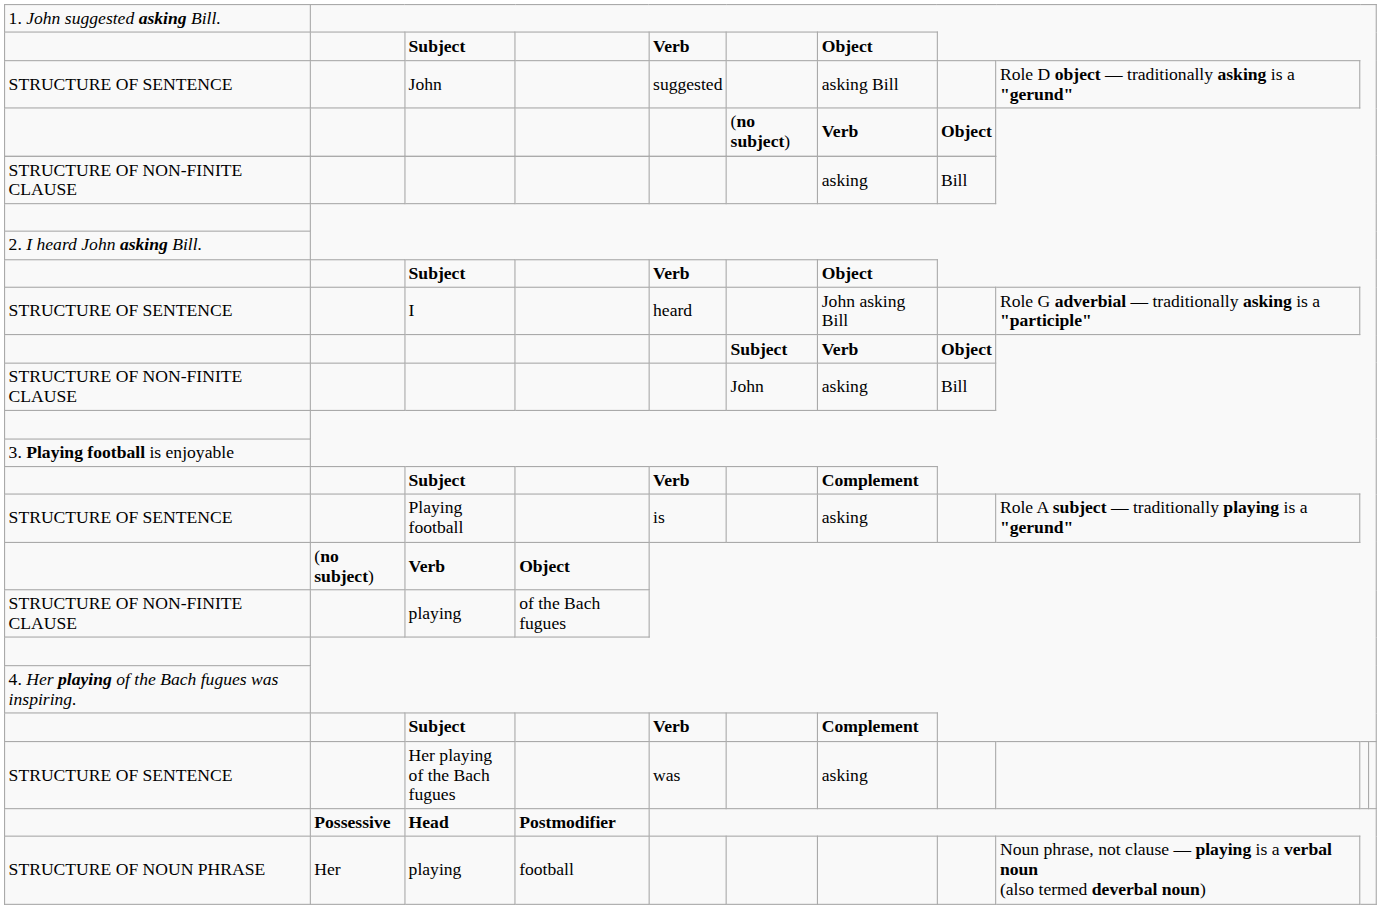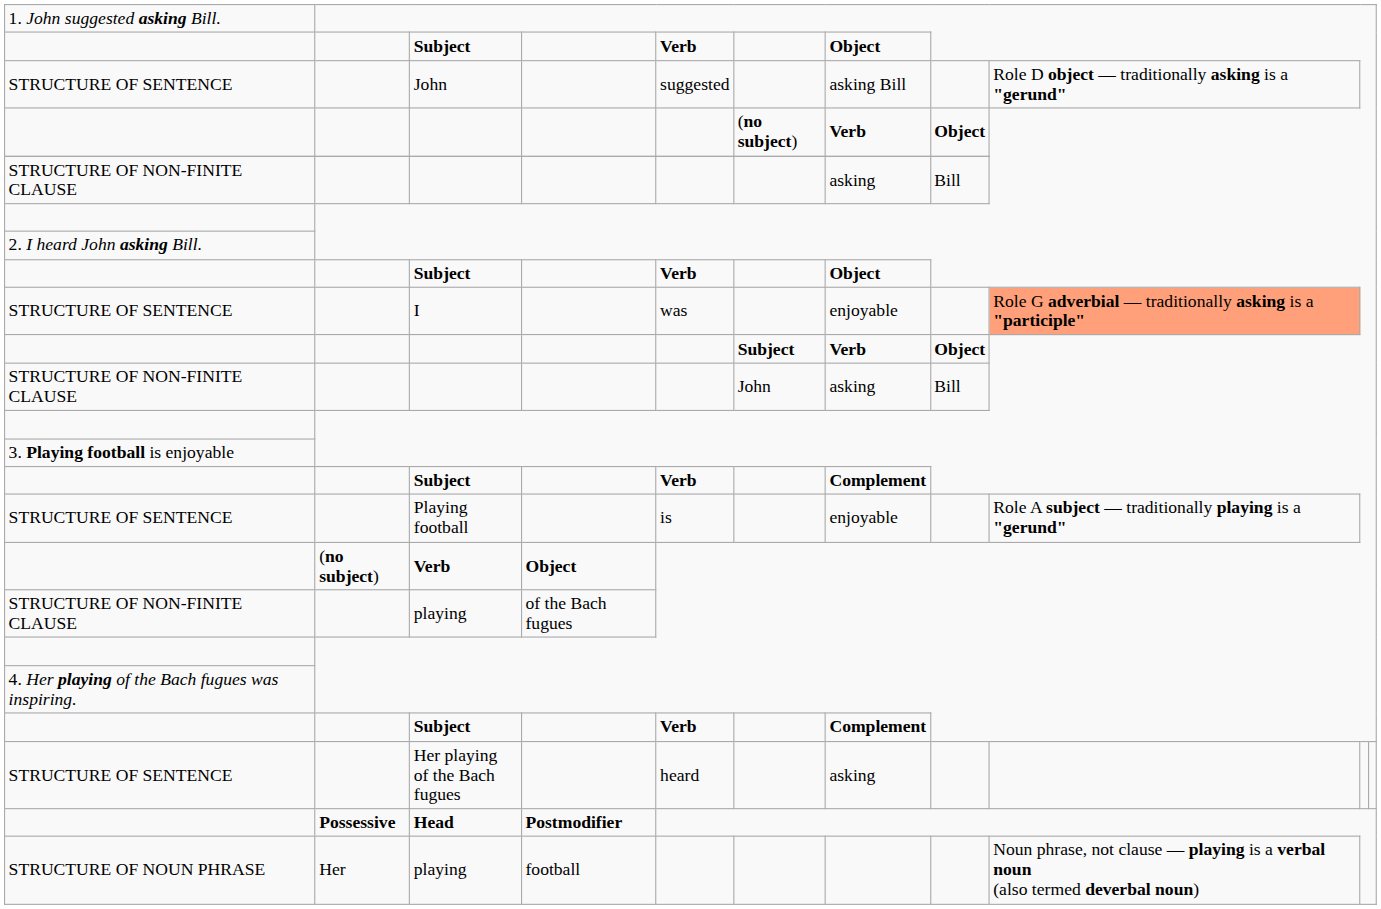(673, 311) heard -> (674, 311) was
(864, 311) John asking Bill -> (864, 311) enjoyable
(1160, 311) no background -> (1153, 311) lightsalmon background
(845, 518) asking -> (864, 518) enjoyable
(667, 774) was -> (680, 774) heard
